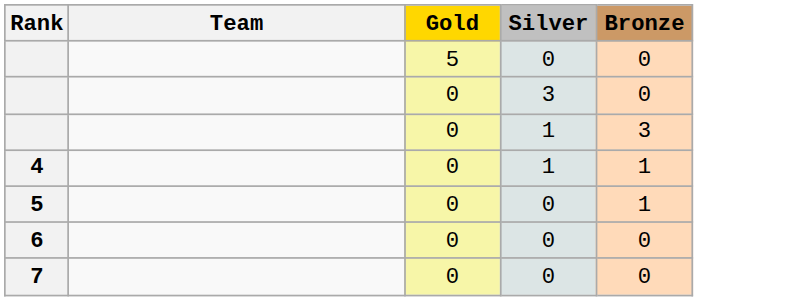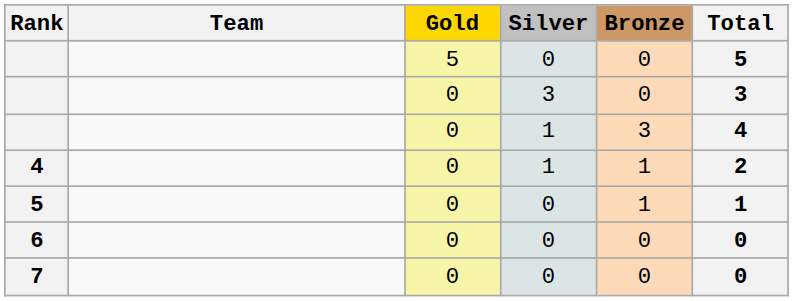+ column: (741, 23)
